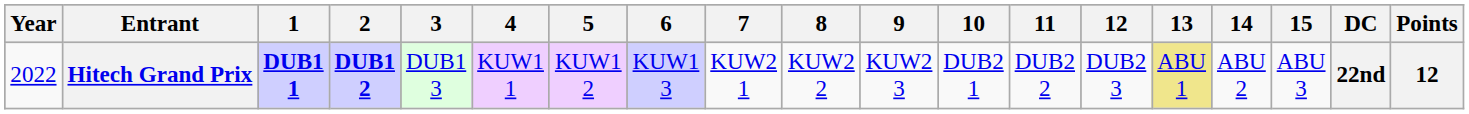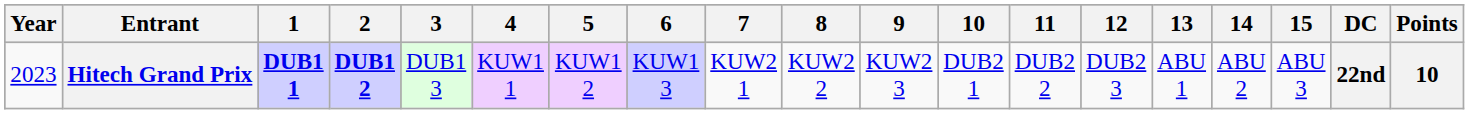(33, 74) 2022 -> (33, 74) 2023
(1182, 74) khaki background -> (1182, 74) no background
(1427, 74) 12 -> (1427, 74) 10
